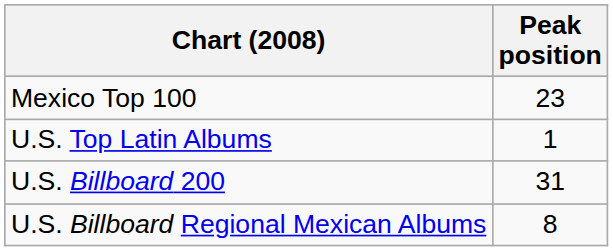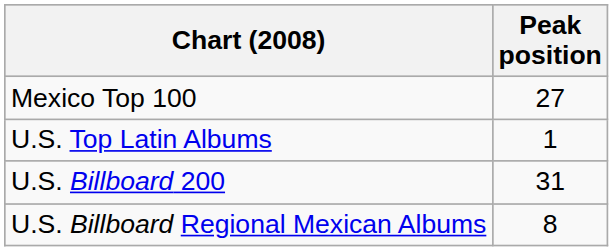(550, 97) 23 -> (550, 97) 27
